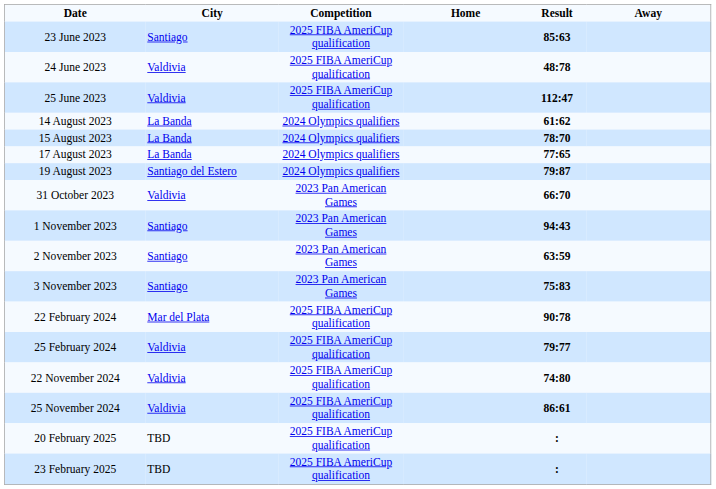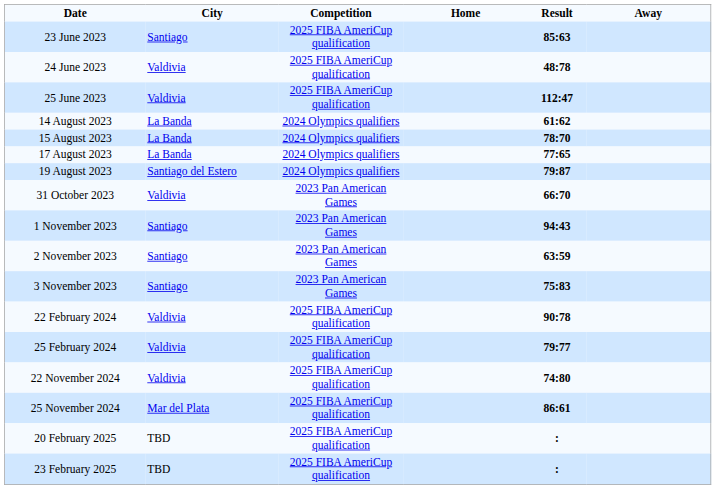(178, 316) Mar del Plata -> (166, 316) Valdivia
(166, 408) Valdivia -> (178, 408) Mar del Plata
